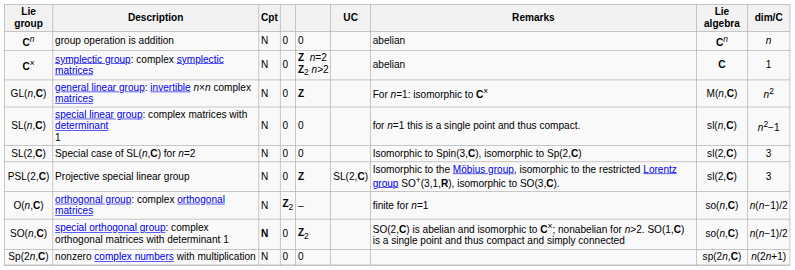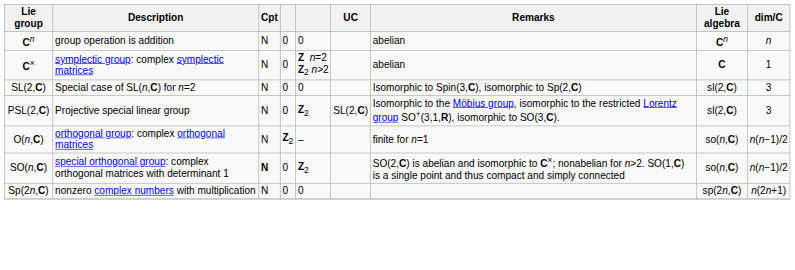- row: (29, 93)
- row: (29, 126)
(301, 176) Z -> (303, 111) Z2
